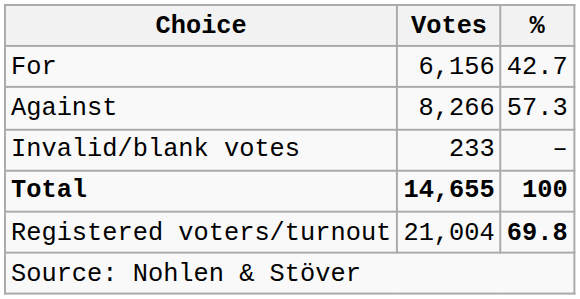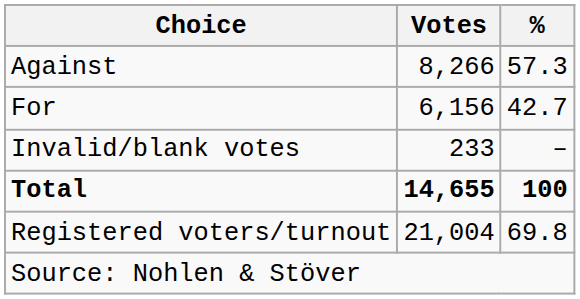rows swapped: (34, 67) <-> (64, 108)
(537, 232) bold -> (537, 232) normal
